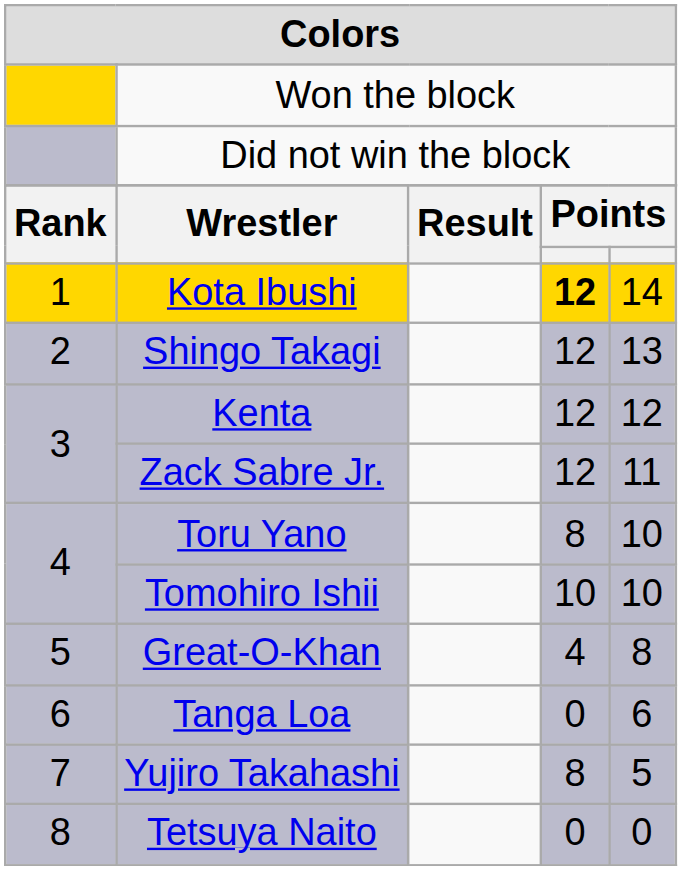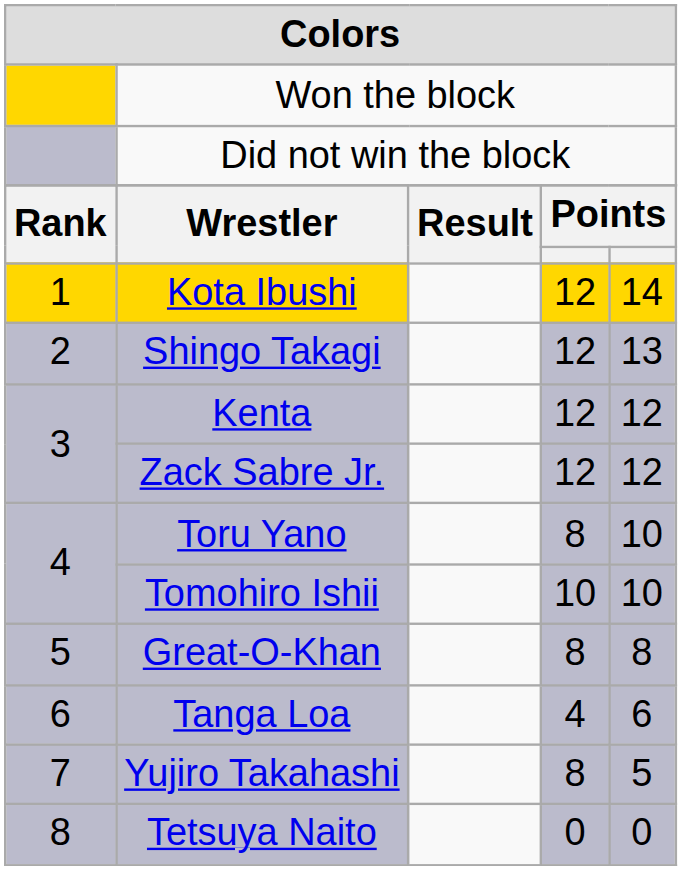(575, 292) bold -> (575, 292) normal
(642, 473) 11 -> (642, 473) 12
(575, 653) 4 -> (575, 653) 8
(575, 713) 0 -> (575, 713) 4
